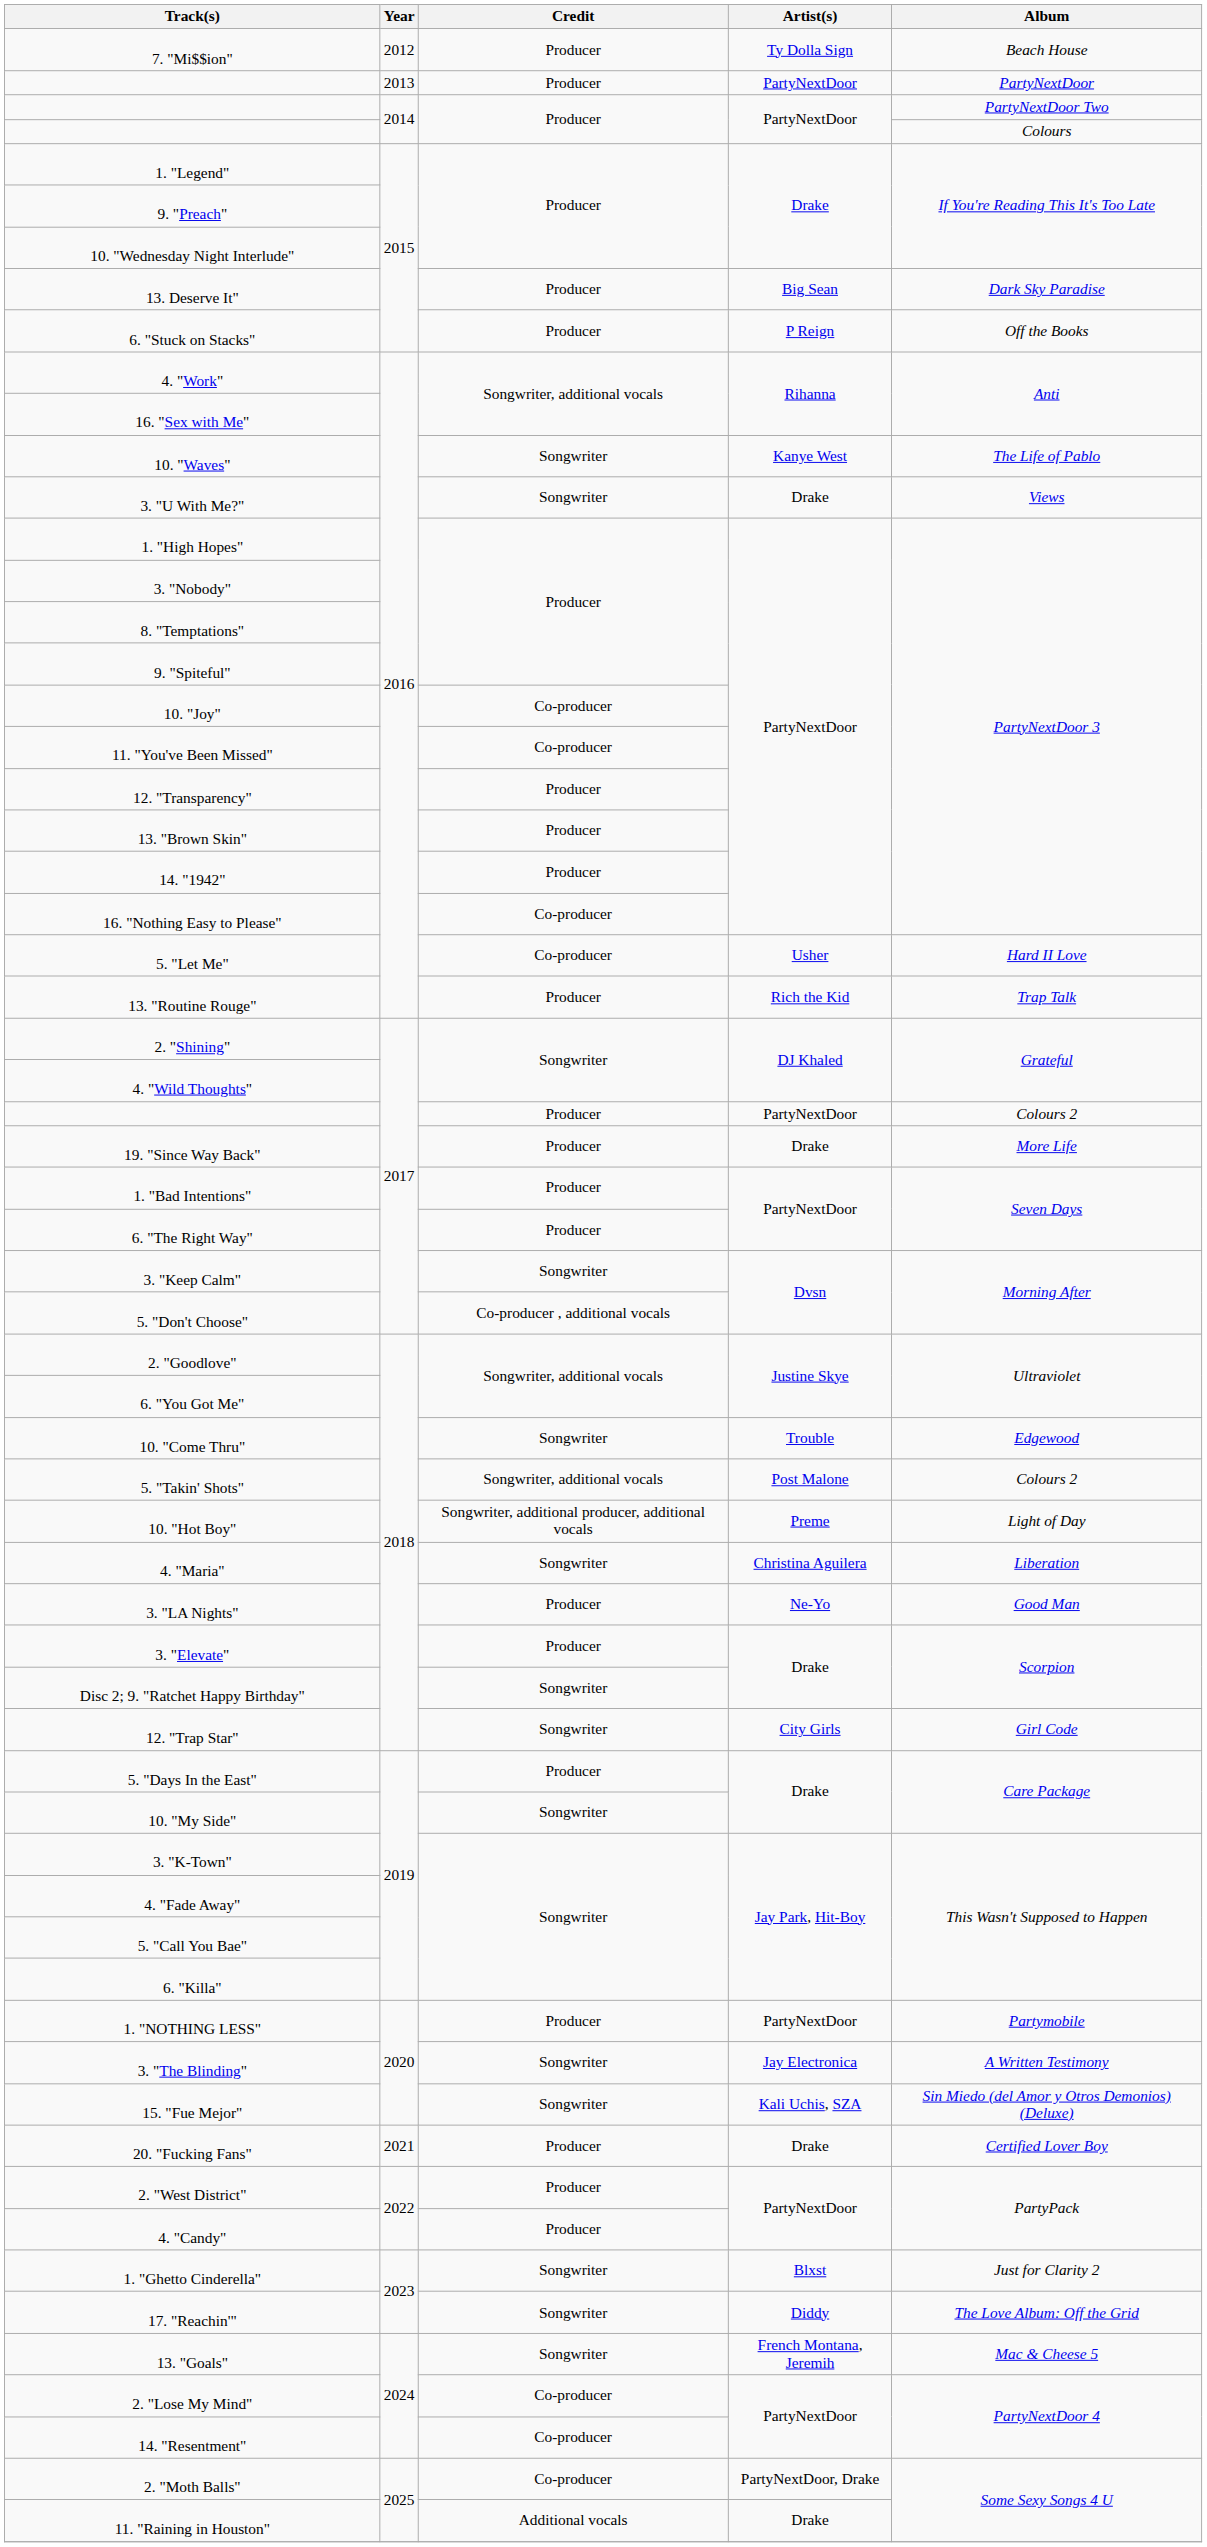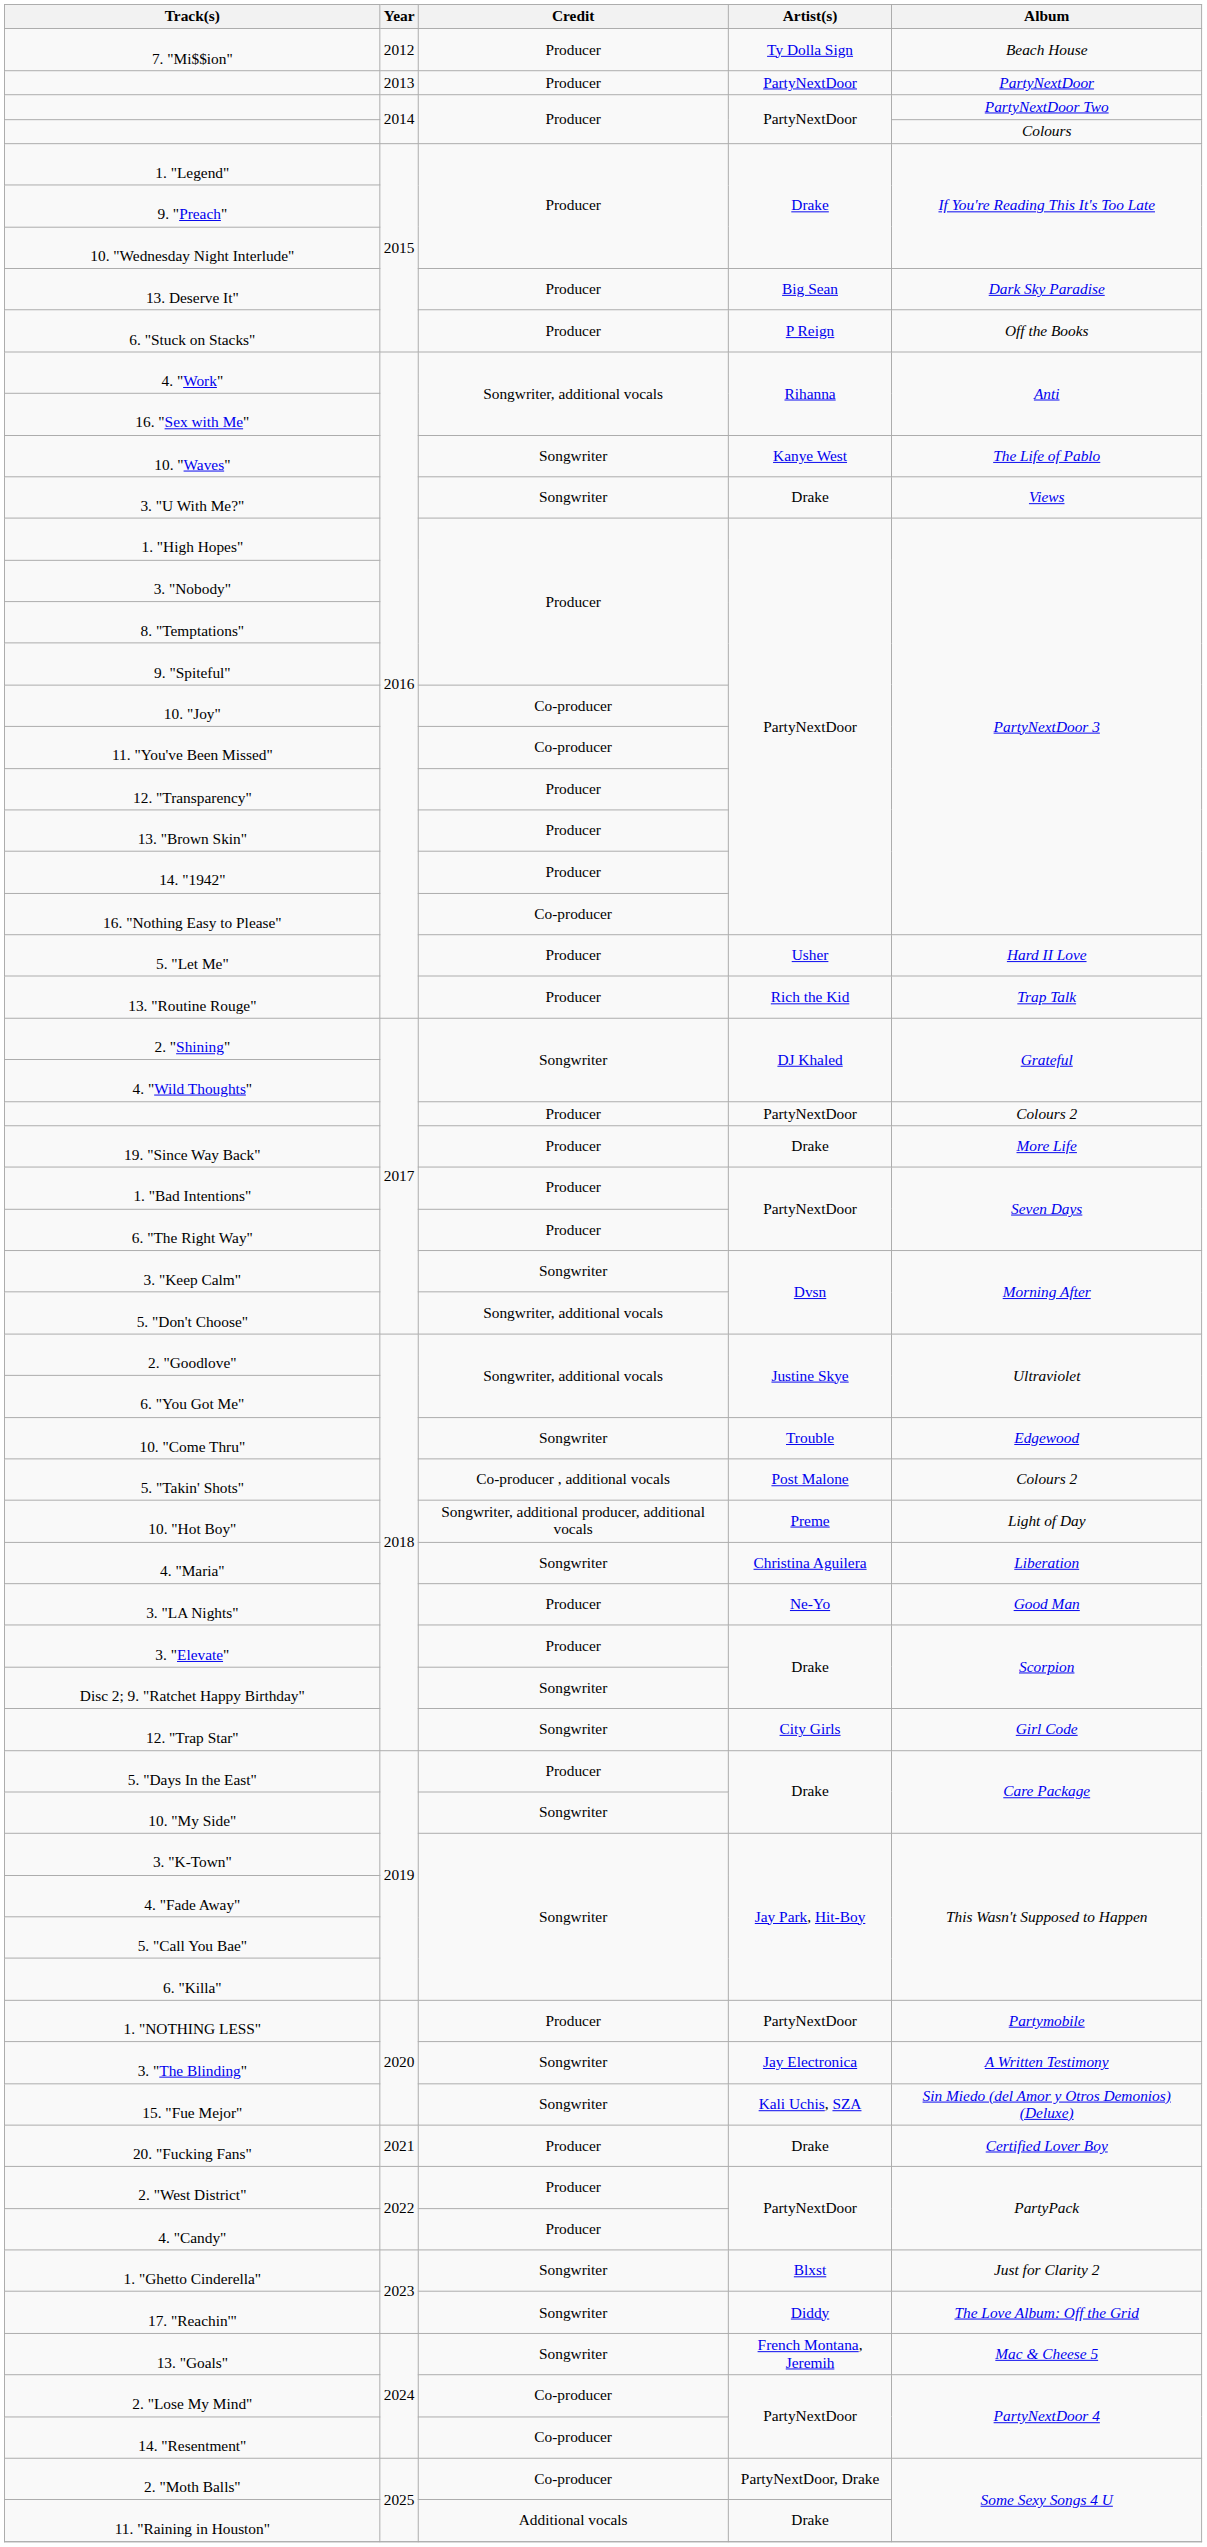(573, 955) Co-producer -> (573, 955) Producer
(573, 1313) Co-producer , additional vocals -> (573, 1313) Songwriter, additional vocals
(573, 1479) Songwriter, additional vocals -> (573, 1479) Co-producer , additional vocals
